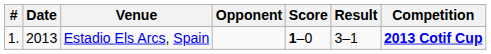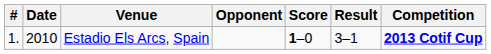(42, 37) 2013 -> (42, 37) 2010
